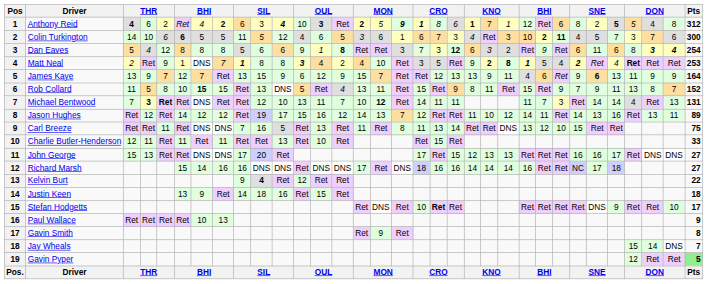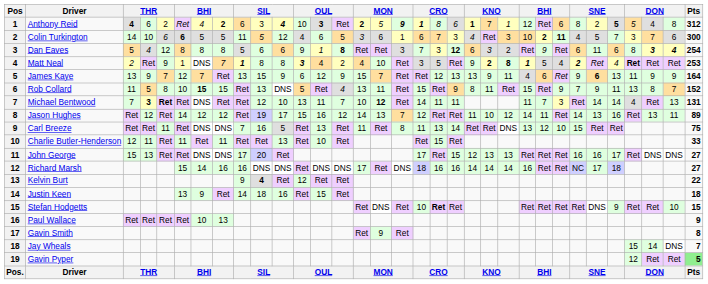(696, 207) 17 -> (696, 207) 15
